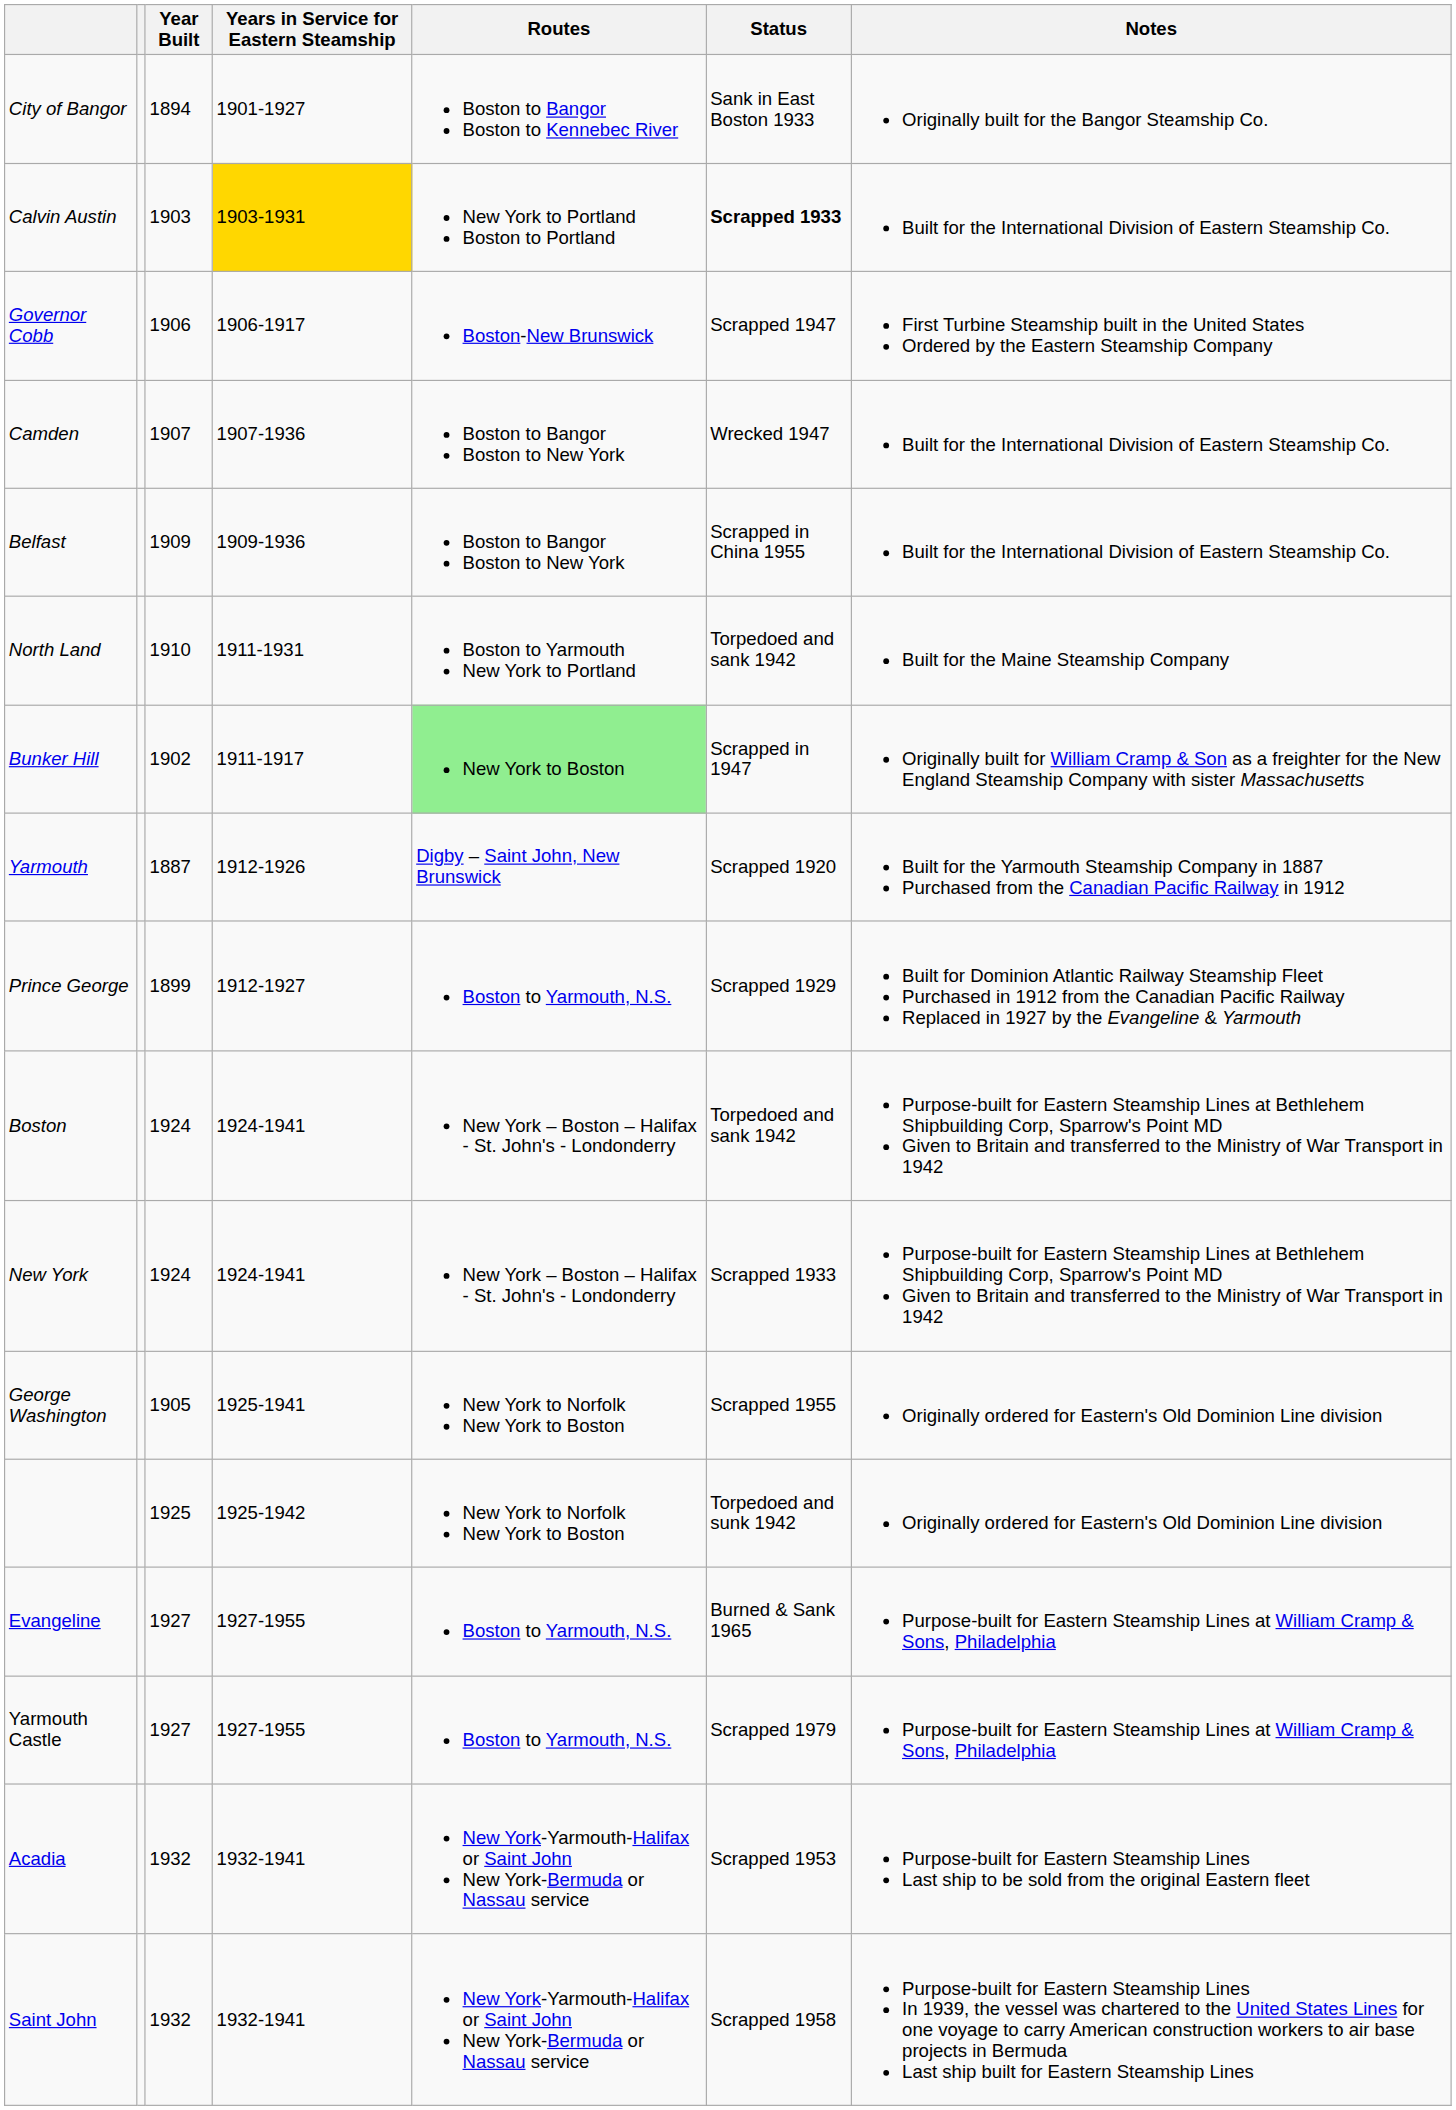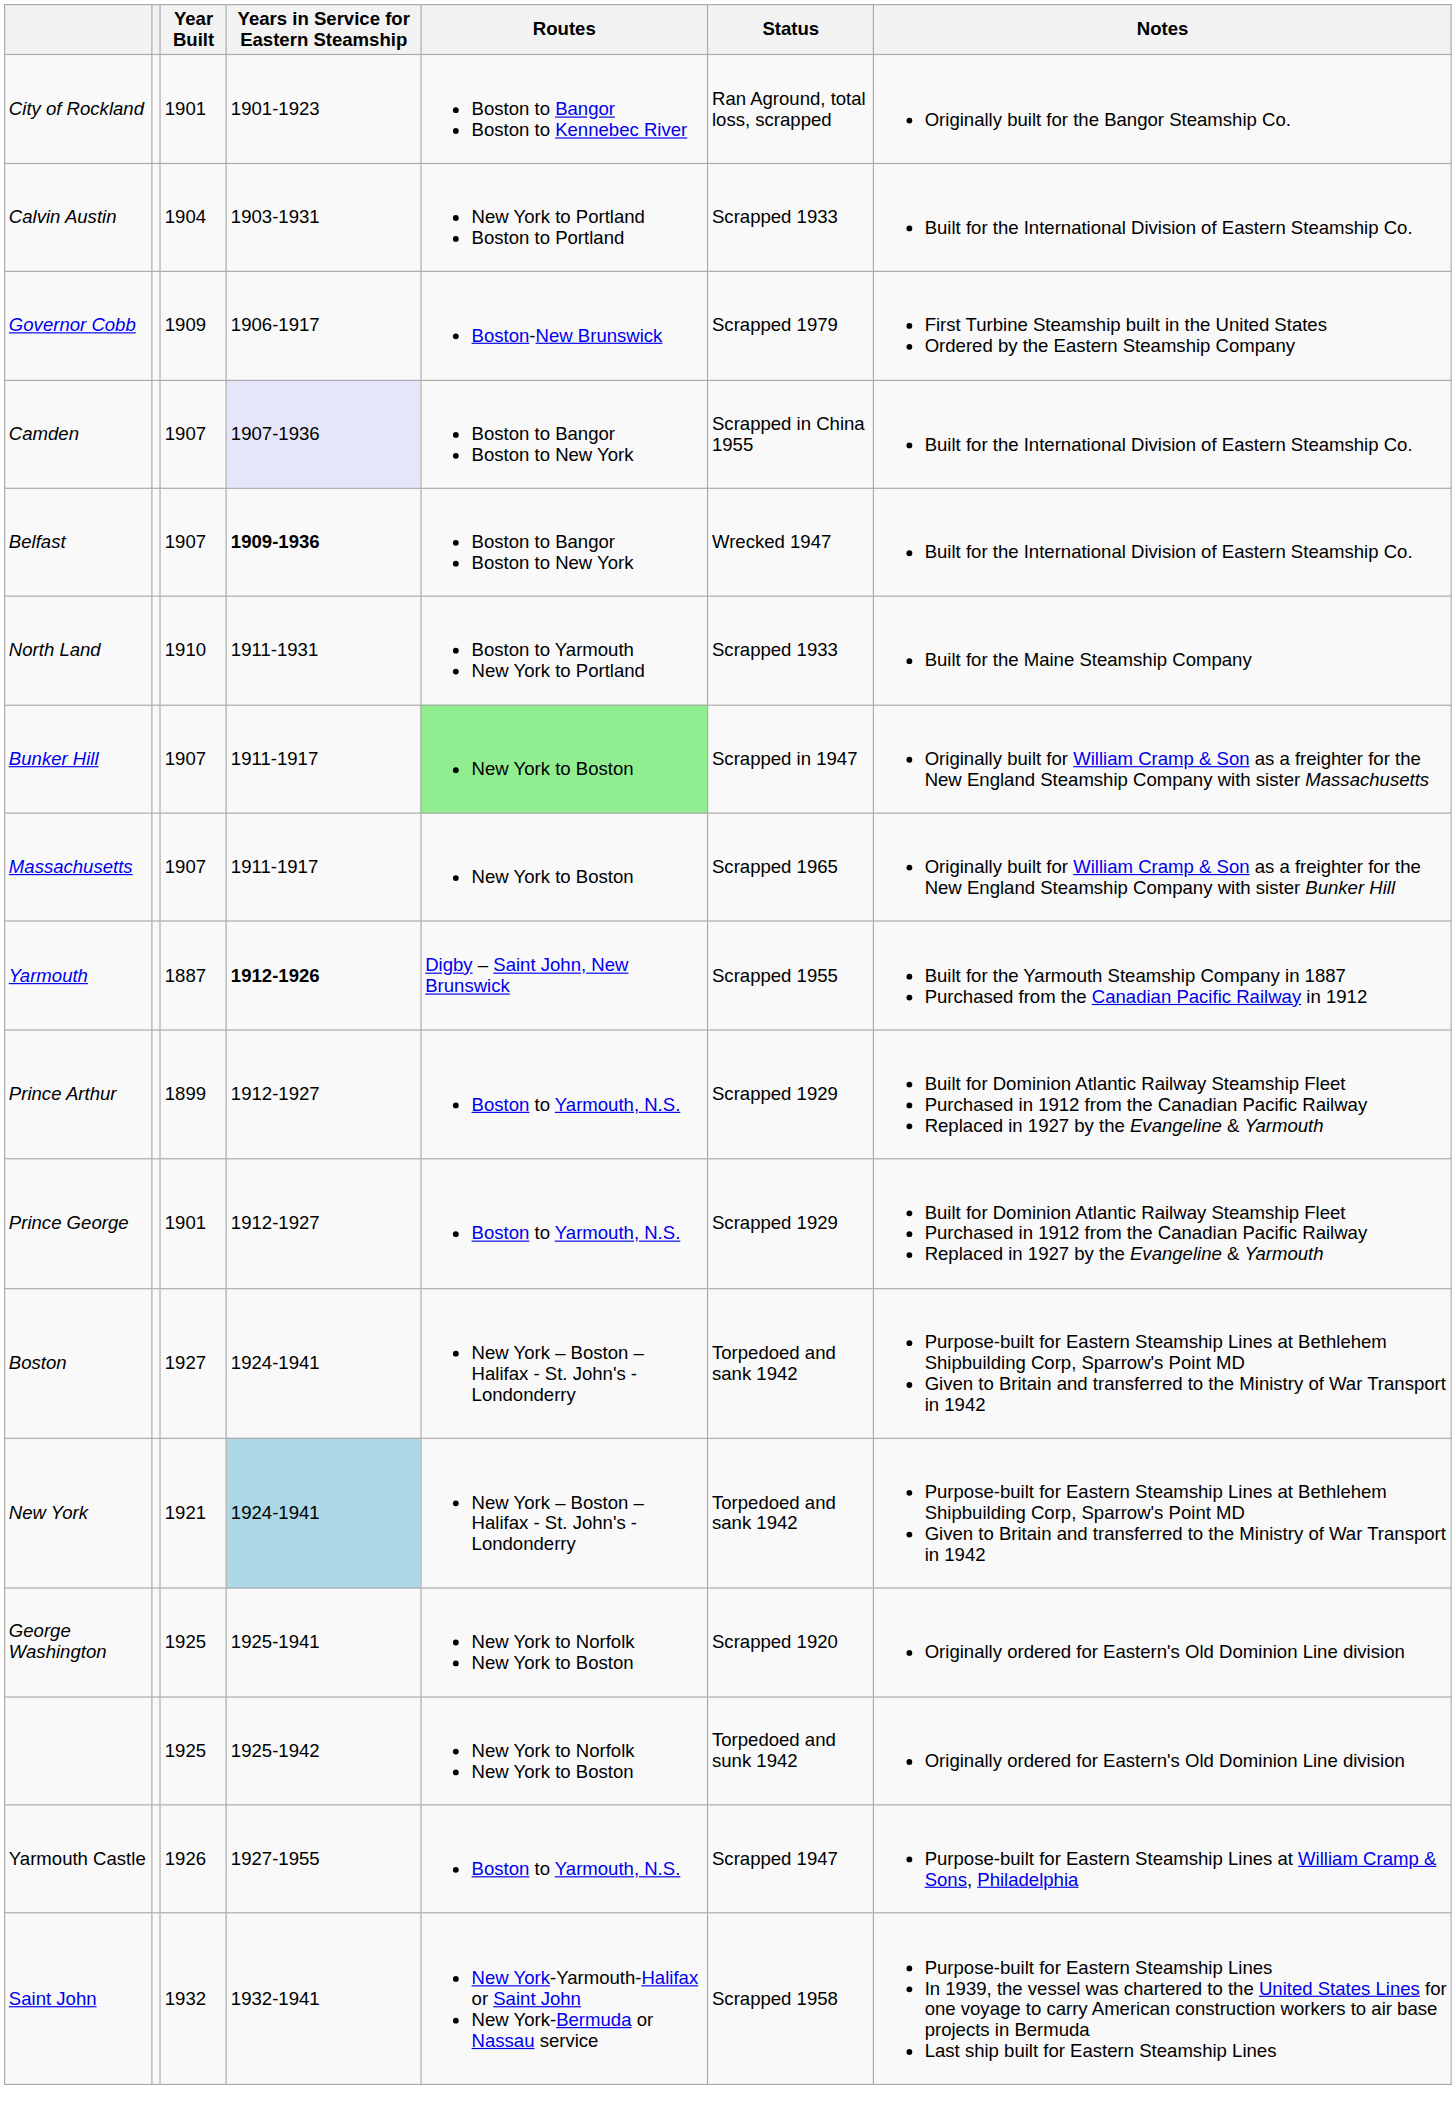- row: (68, 108)
+ row: (76, 108)
(170, 217) 1903 -> (185, 217) 1904
(261, 217) gold background -> (275, 217) no background
(776, 217) bold -> (775, 217) normal
(170, 325) 1906 -> (185, 325) 1909
(773, 325) Scrapped 1947 -> (775, 325) Scrapped 1979
(261, 433) no background -> (275, 433) lavender background
(770, 433) Wrecked 1947 -> (788, 433) Scrapped in China 1955
(170, 542) 1909 -> (185, 542) 1907
(261, 542) normal -> (275, 542) bold
(760, 542) Scrapped in China 1955 -> (772, 542) Wrecked 1947
(772, 650) Torpedoed and sank 1942 -> (775, 650) Scrapped 1933
(170, 758) 1902 -> (185, 758) 1907
+ row: (71, 867)
(261, 867) normal -> (275, 975) bold
(773, 867) Scrapped 1920 -> (775, 975) Scrapped 1955
+ row: (63, 1094)
(170, 985) 1899 -> (185, 1223) 1901
(170, 1125) 1924 -> (185, 1363) 1927
(170, 1275) 1924 -> (185, 1513) 1921
(261, 1275) no background -> (275, 1513) lightblue background
(773, 1275) Scrapped 1933 -> (774, 1513) Torpedoed and sank 1942
(170, 1404) 1905 -> (185, 1642) 1925
(773, 1404) Scrapped 1955 -> (775, 1642) Scrapped 1920
- row: (55, 1621)
(170, 1729) 1927 -> (185, 1858) 1926
(773, 1729) Scrapped 1979 -> (775, 1858) Scrapped 1947
- row: (37, 1858)
